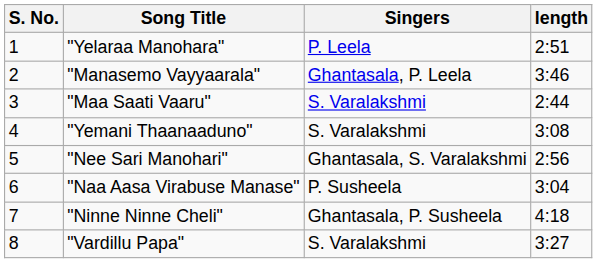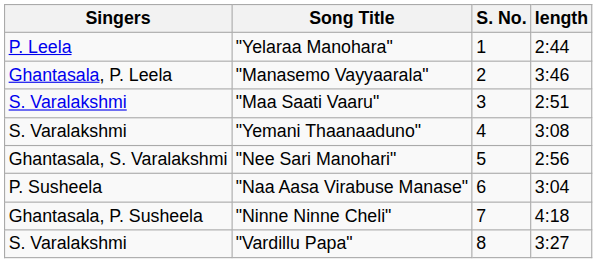columns swapped: (34, 18) <-> (417, 18)
(552, 46) 2:51 -> (552, 46) 2:44
(552, 103) 2:44 -> (552, 103) 2:51
